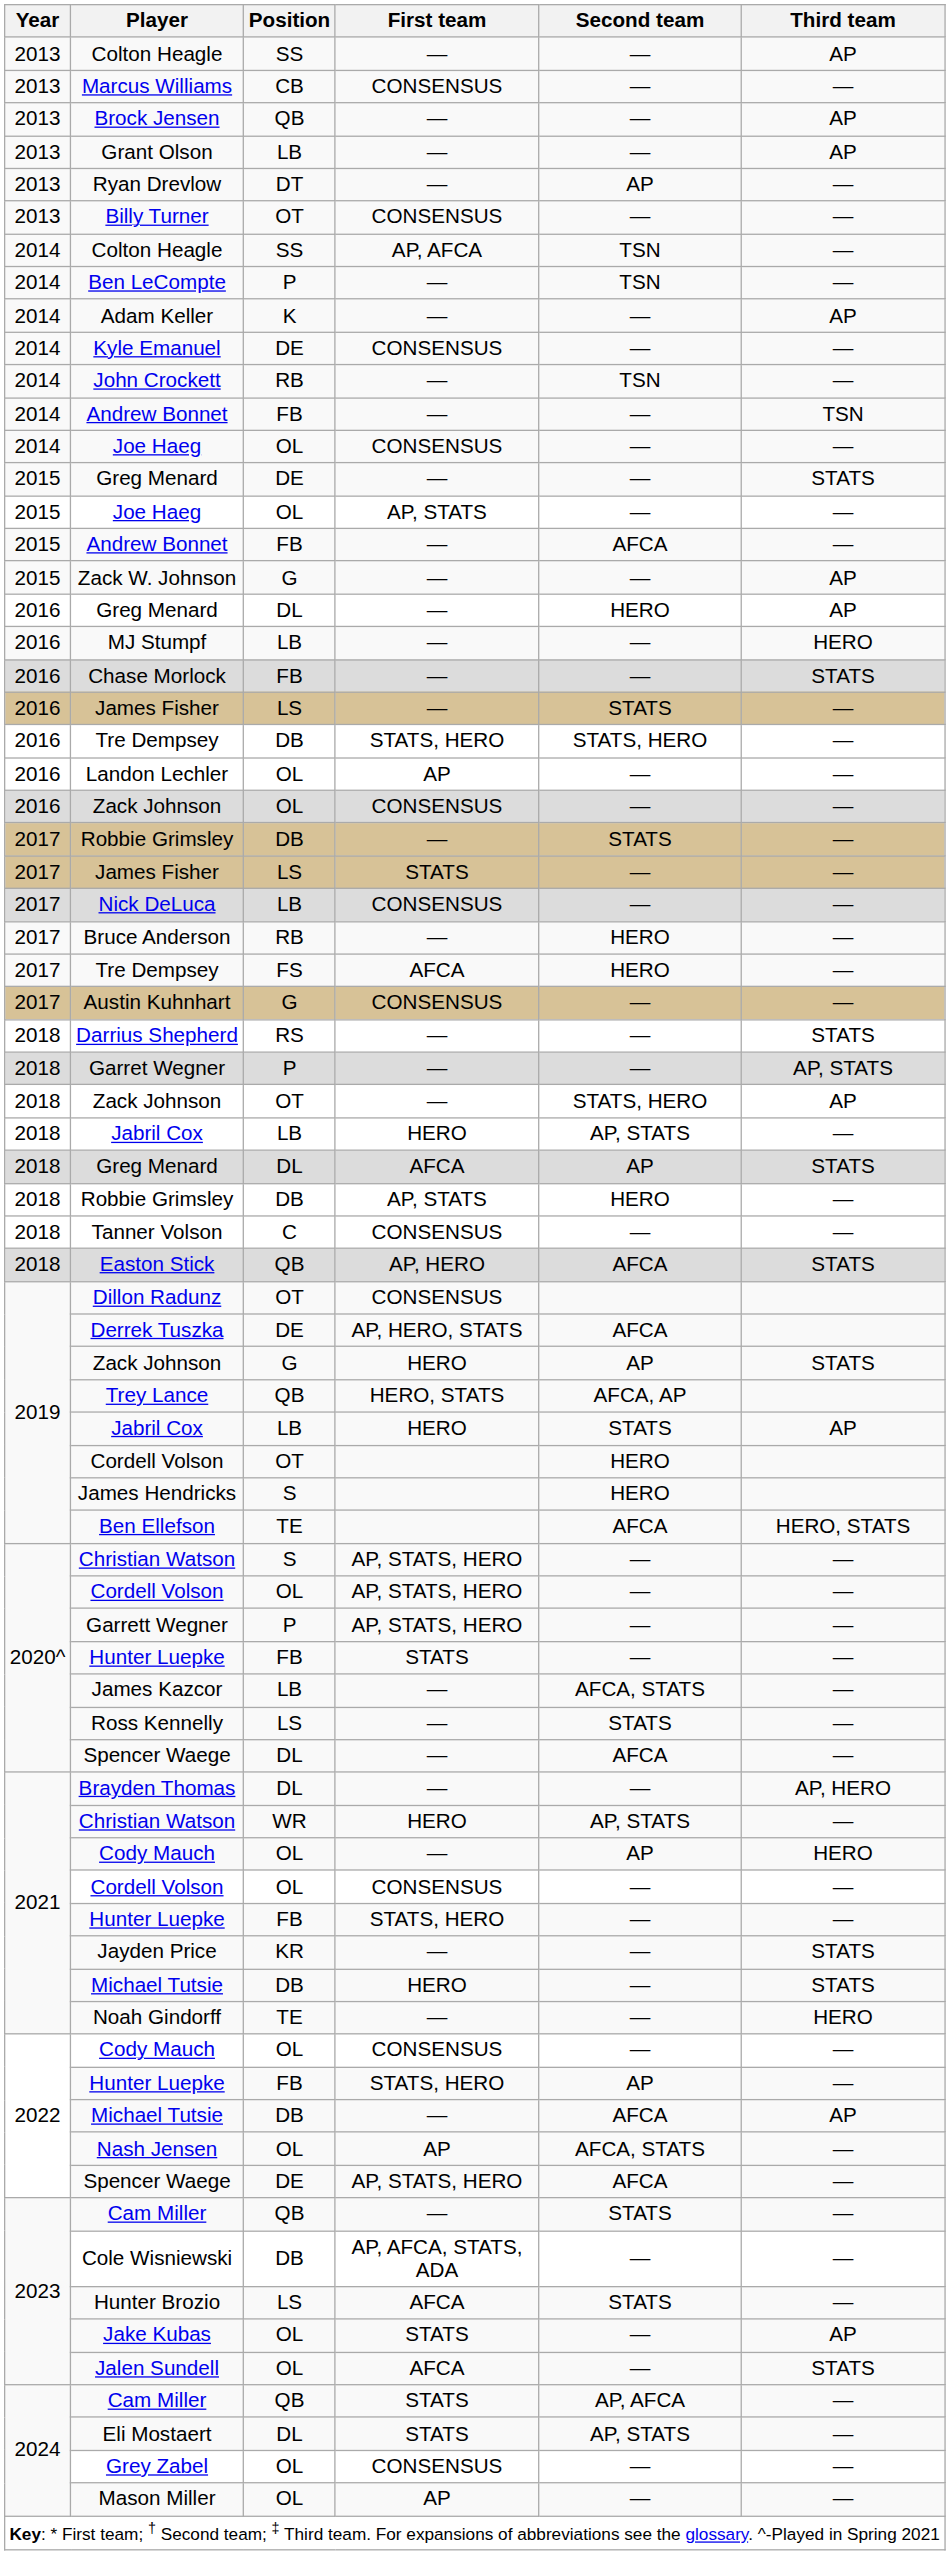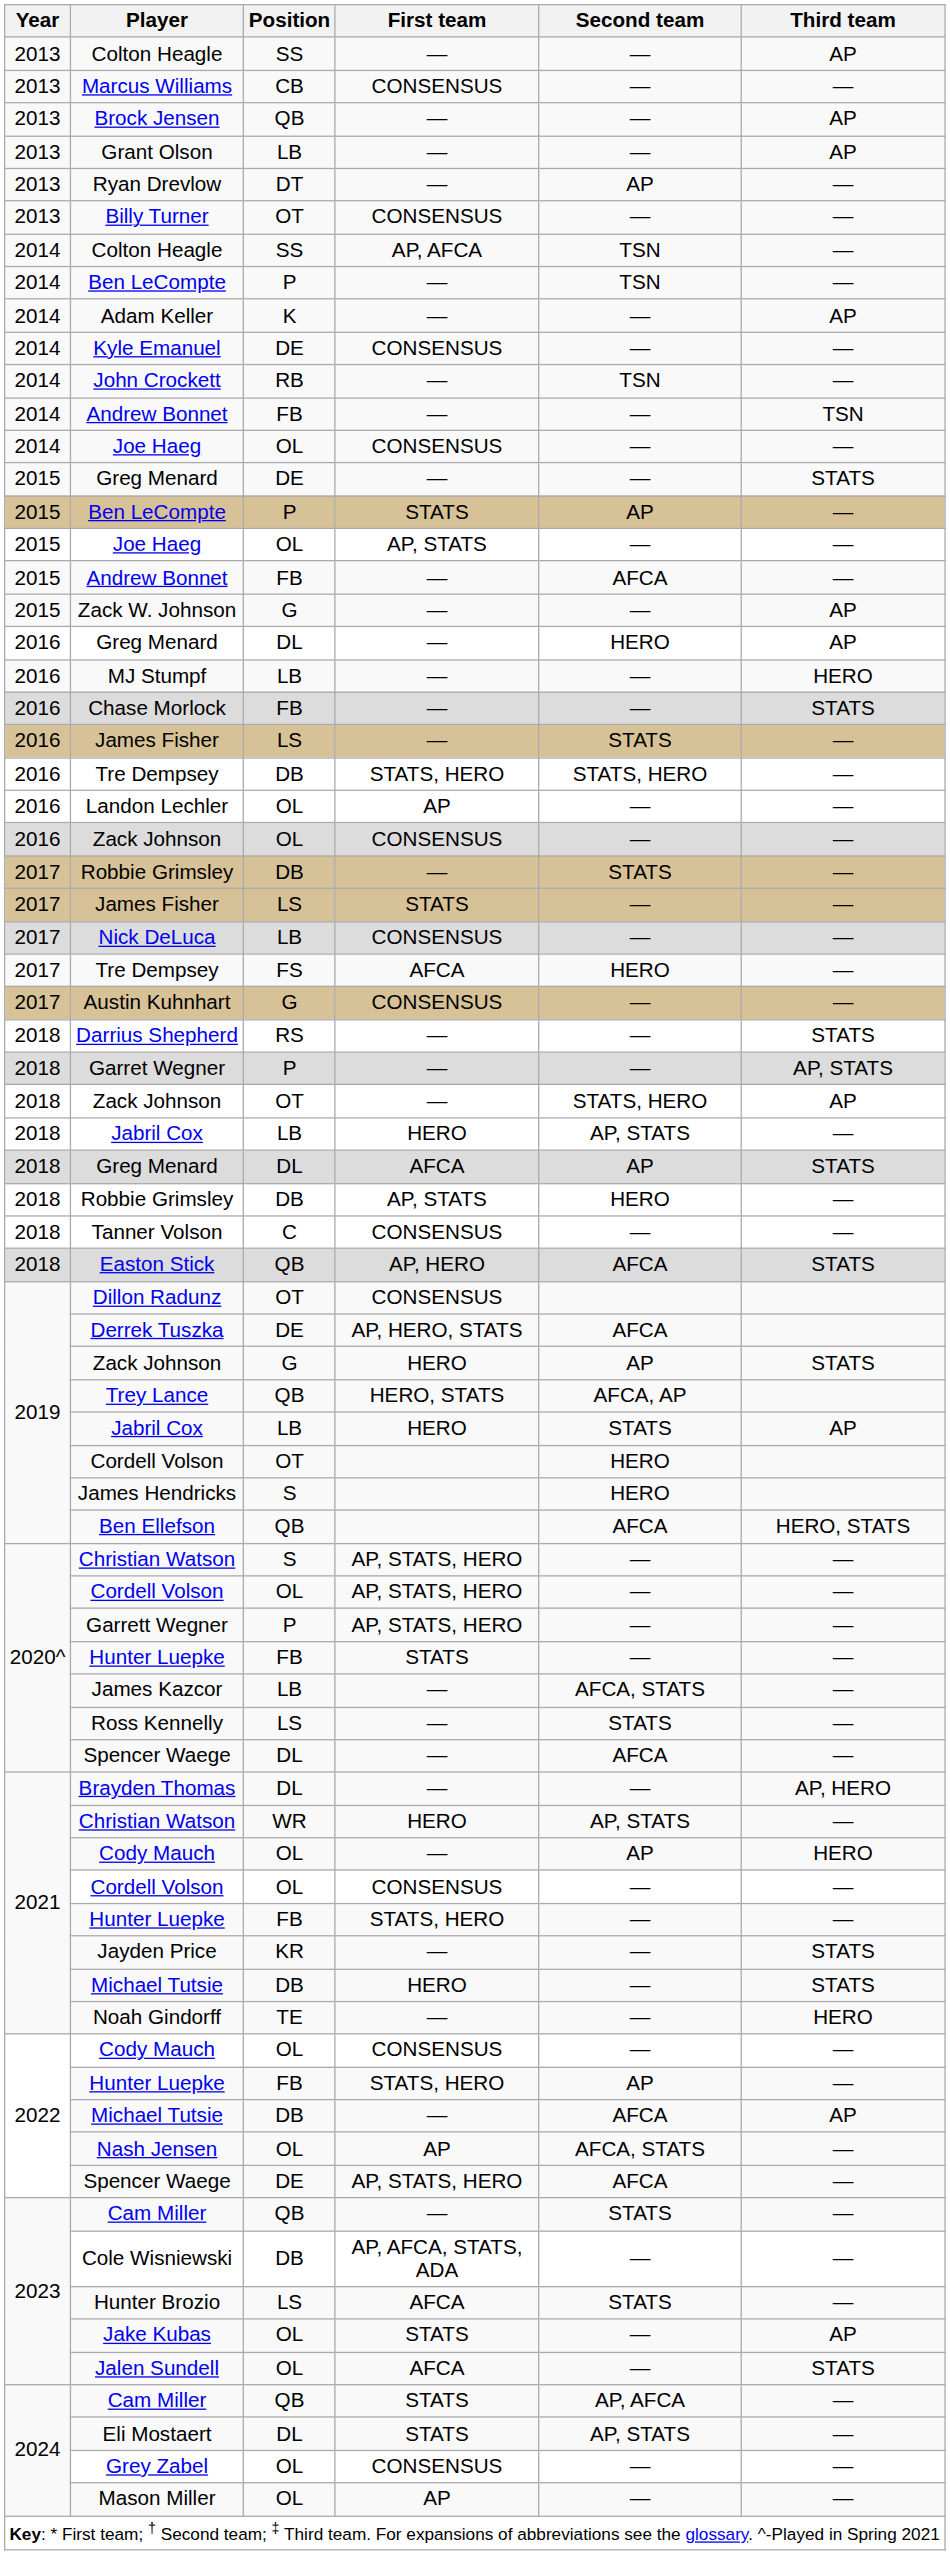+ row: (38, 511)
- row: (38, 937)
(290, 1526) TE -> (290, 1526) QB
